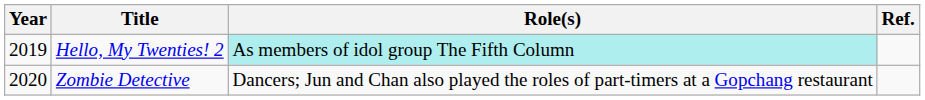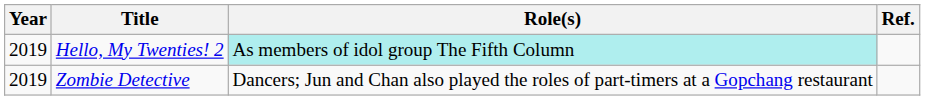(28, 79) 2020 -> (28, 79) 2019
